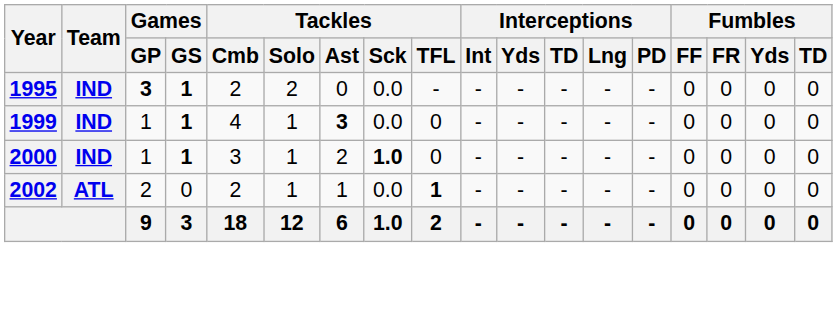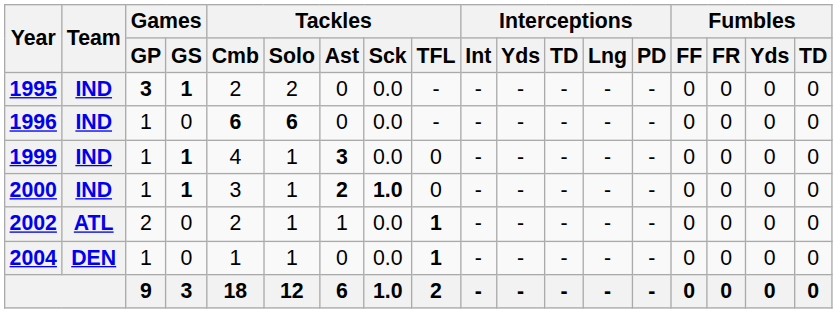+ row: (33, 122)
(342, 156) normal -> (342, 190) bold
+ row: (33, 257)
